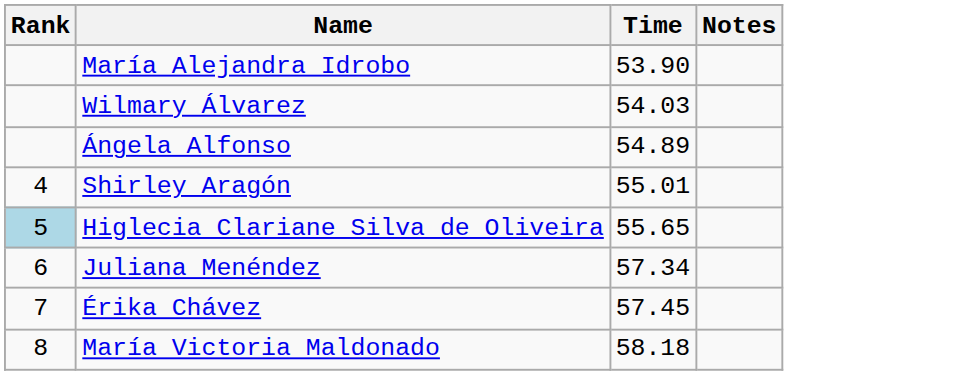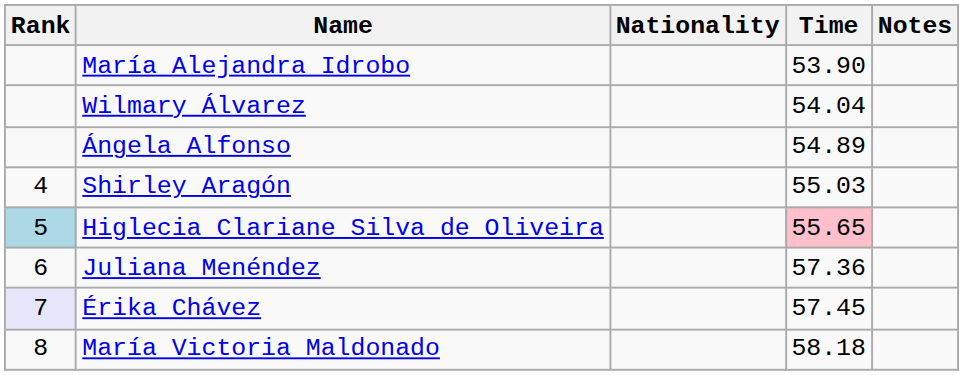+ column: (698, 25)
(653, 106) 54.03 -> (829, 106) 54.04
(653, 187) 55.01 -> (829, 187) 55.03
(653, 228) no background -> (829, 228) pink background
(653, 268) 57.34 -> (829, 268) 57.36
(41, 308) no background -> (41, 308) lavender background
